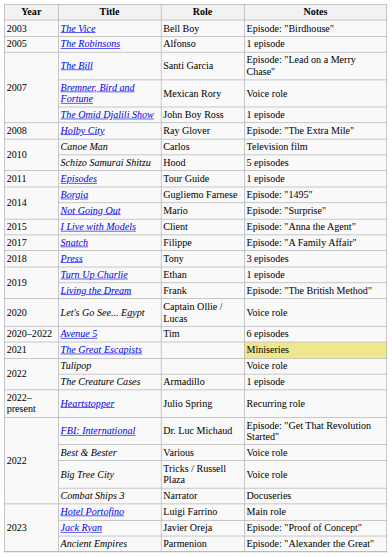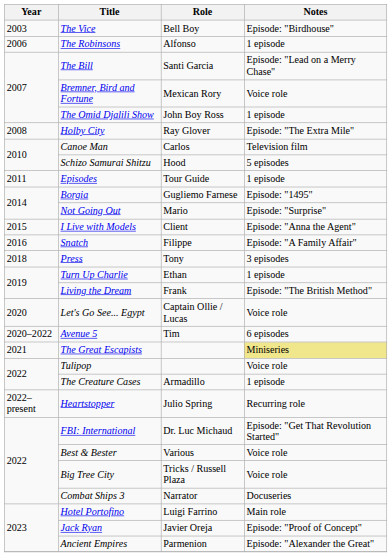(17, 44) 2005 -> (17, 44) 2006
(17, 242) 2017 -> (17, 242) 2016
